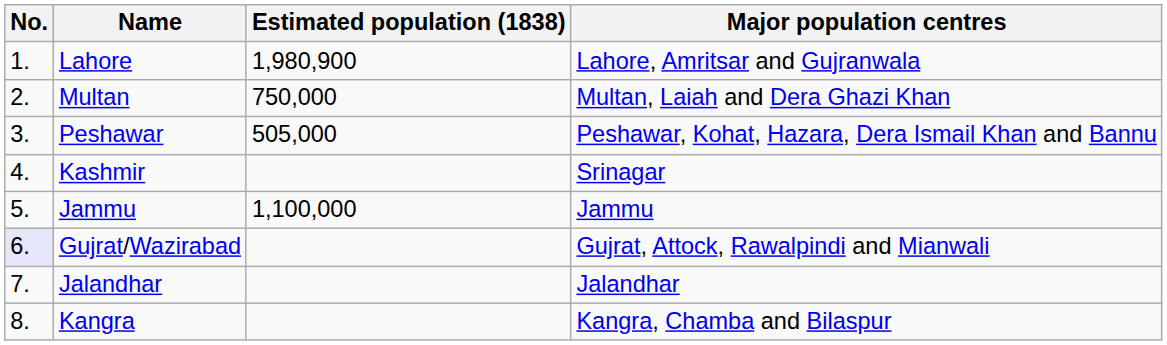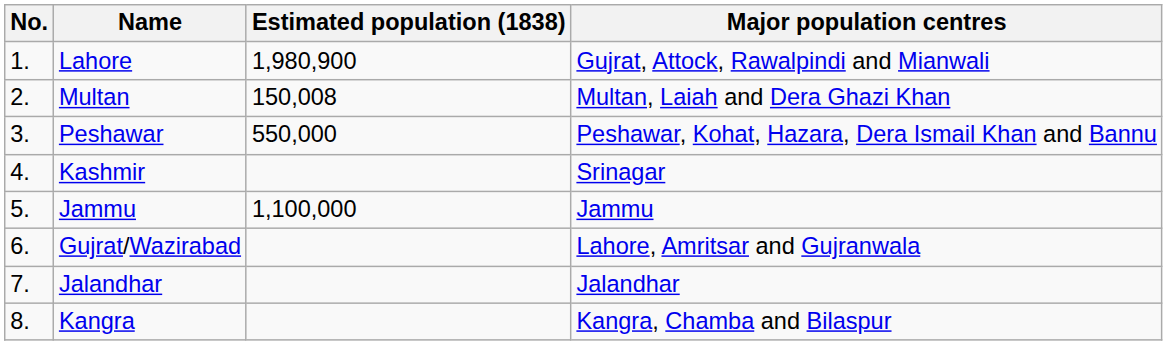(748, 60) Lahore, Amritsar and Gujranwala -> (783, 60) Gujrat, Attock, Rawalpindi and Mianwali
(294, 97) 750,000 -> (294, 97) 150,008
(294, 135) 505,000 -> (294, 135) 550,000
(20, 246) lavender background -> (20, 246) no background
(783, 246) Gujrat, Attock, Rawalpindi and Mianwali -> (748, 246) Lahore, Amritsar and Gujranwala
